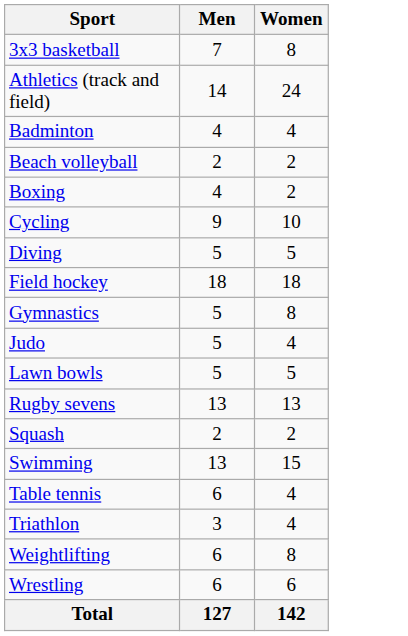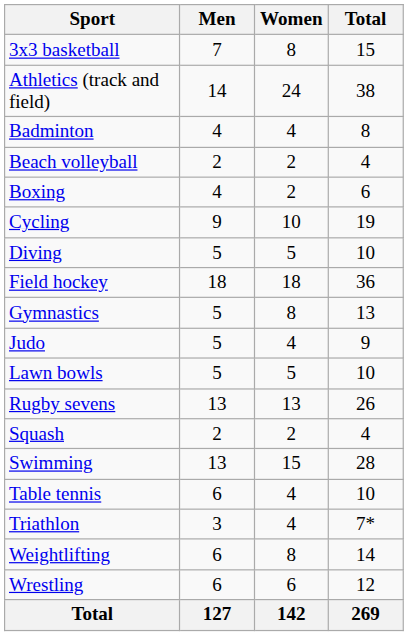+ column: (366, 19)
